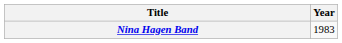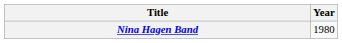(324, 30) 1983 -> (324, 30) 1980
